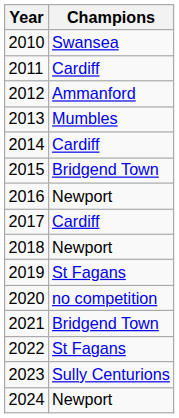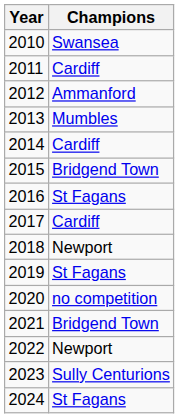(82, 196) Newport -> (89, 196) St Fagans
(89, 349) St Fagans -> (82, 349) Newport
(82, 400) Newport -> (89, 400) St Fagans
